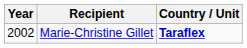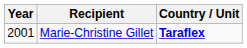(21, 33) 2002 -> (21, 33) 2001
